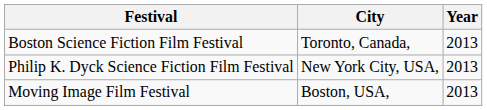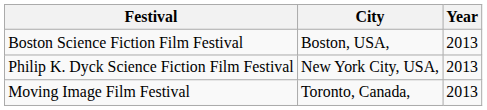(356, 42) Toronto, Canada, -> (345, 42) Boston, USA,
(345, 92) Boston, USA, -> (356, 92) Toronto, Canada,
